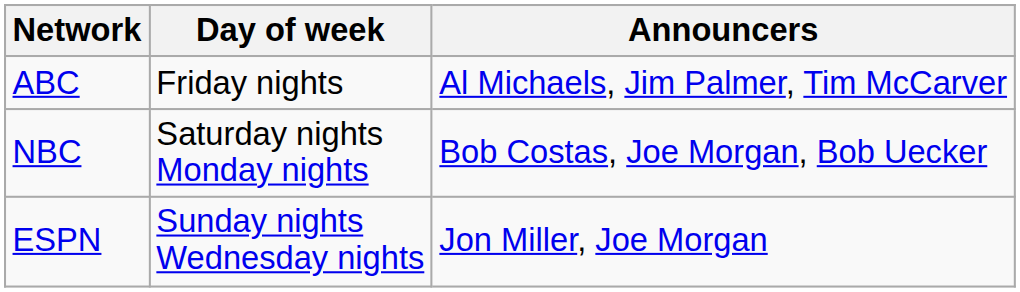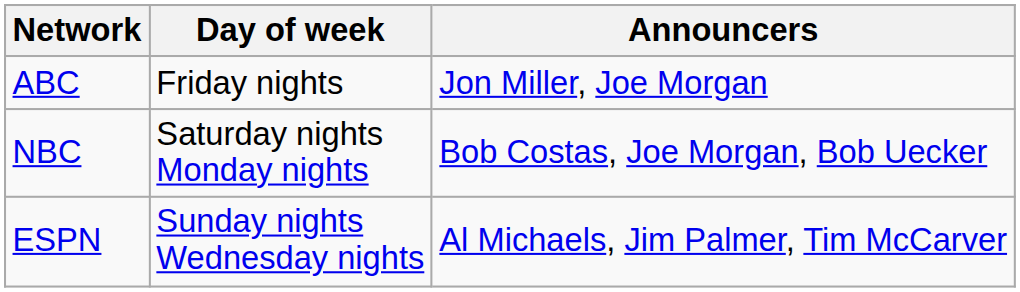(723, 82) Al Michaels, Jim Palmer, Tim McCarver -> (604, 82) Jon Miller, Joe Morgan
(604, 240) Jon Miller, Joe Morgan -> (723, 240) Al Michaels, Jim Palmer, Tim McCarver
